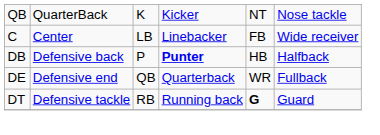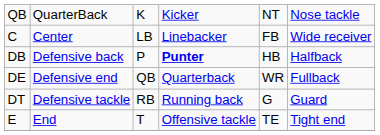(254, 99) bold -> (267, 99) normal
+ row: (12, 120)
